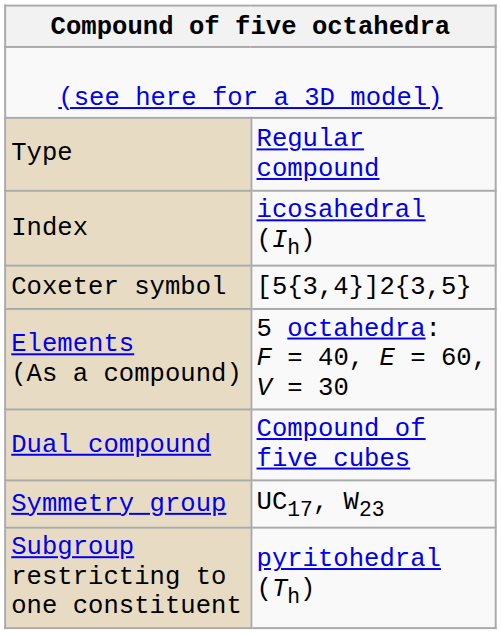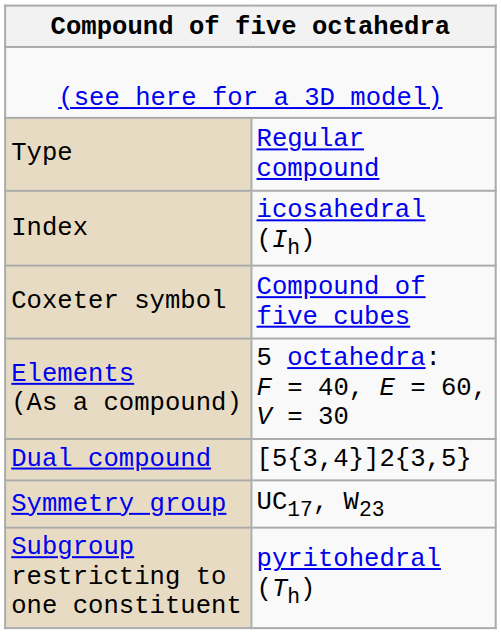(364, 287) [5{3,4}]2{3,5} -> (341, 302) Compound of five cubes
(341, 445) Compound of five cubes -> (364, 459) [5{3,4}]2{3,5}
